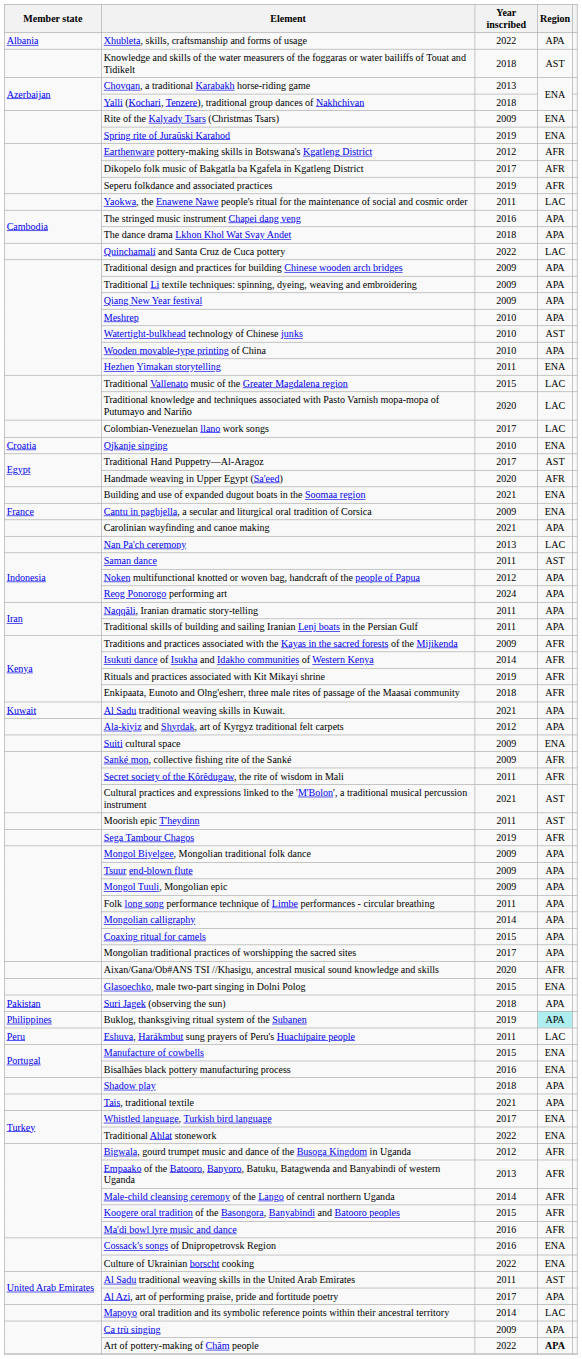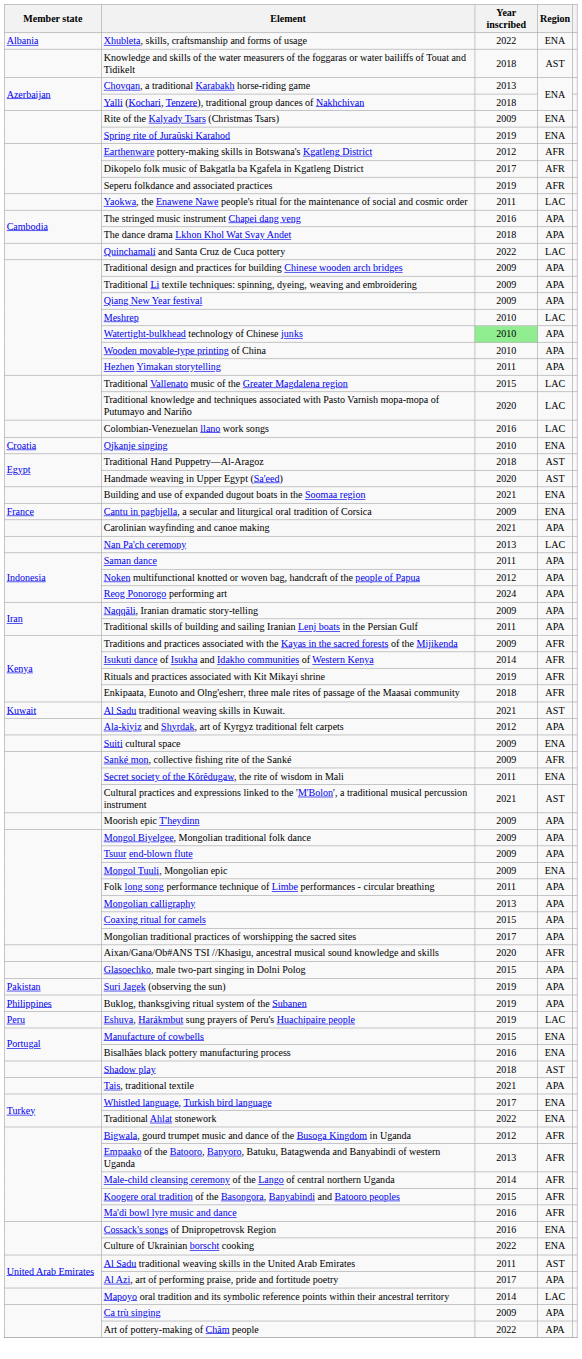(555, 41) APA -> (555, 41) ENA
(555, 317) APA -> (555, 317) LAC
(506, 334) no background -> (506, 334) lightgreen background
(555, 334) AST -> (555, 334) APA
(555, 367) ENA -> (555, 367) APA
(506, 428) 2017 -> (506, 428) 2016
(506, 461) 2017 -> (506, 461) 2018
(555, 478) AFR -> (555, 478) AST
(555, 561) AST -> (555, 561) APA
(506, 610) 2011 -> (506, 610) 2009
(555, 710) APA -> (555, 710) AST
(555, 776) AFR -> (555, 776) ENA
(506, 821) 2011 -> (506, 821) 2009
(555, 821) AST -> (555, 821) APA
- row: (149, 837)
(555, 887) APA -> (555, 870) ENA
(506, 920) 2014 -> (506, 903) 2013
(555, 986) ENA -> (555, 970) APA
(506, 1003) 2018 -> (506, 986) 2019
(555, 1019) paleturquoise background -> (555, 1003) no background
(506, 1036) 2011 -> (506, 1019) 2019
(555, 1085) APA -> (555, 1069) AST
(555, 1345) bold -> (555, 1329) normal
